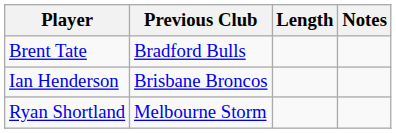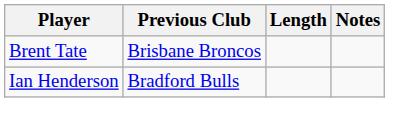(190, 51) Bradford Bulls -> (194, 51) Brisbane Broncos
(201, 82) Brisbane Broncos -> (183, 82) Bradford Bulls
- row: (67, 112)
